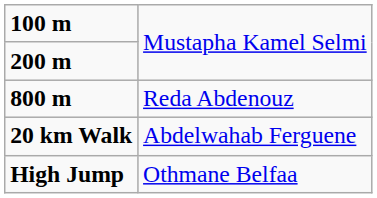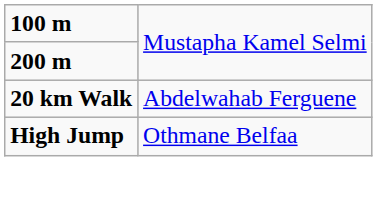- row: (41, 98)
